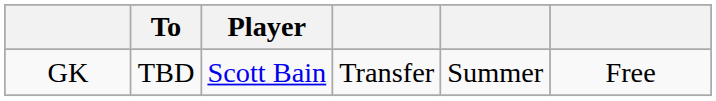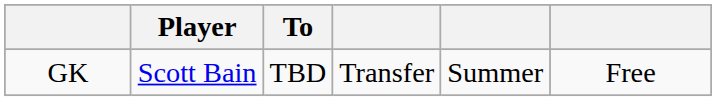columns swapped: (267, 26) <-> (166, 26)
